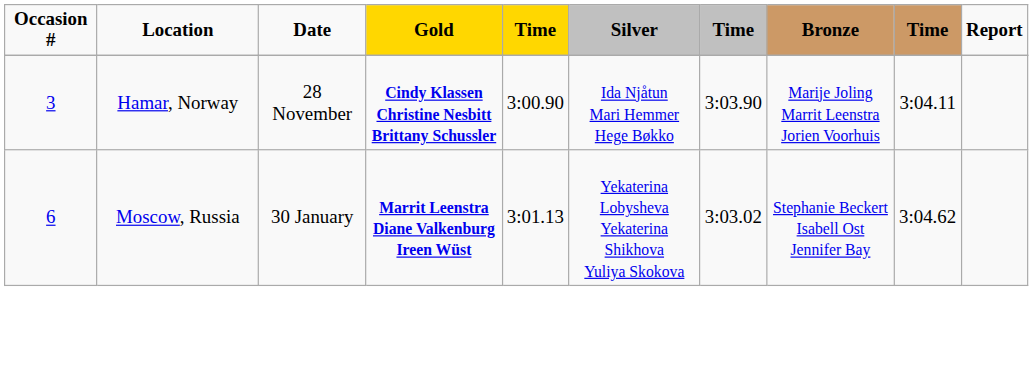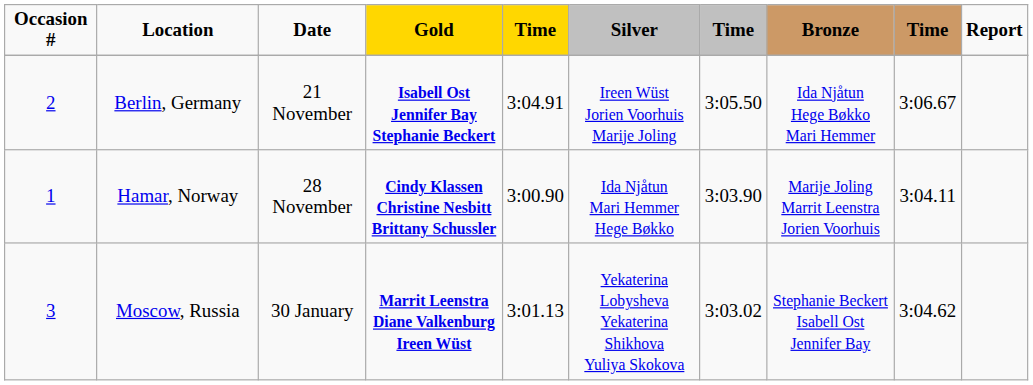+ row: (178, 102)
(51, 102) 3 -> (51, 196) 1
(51, 217) 6 -> (51, 311) 3
